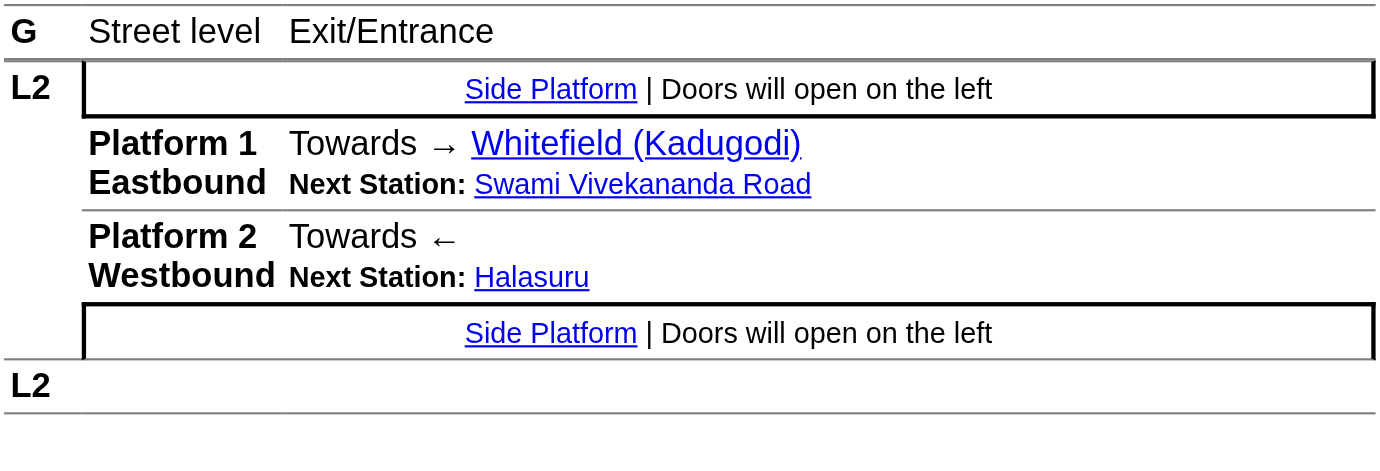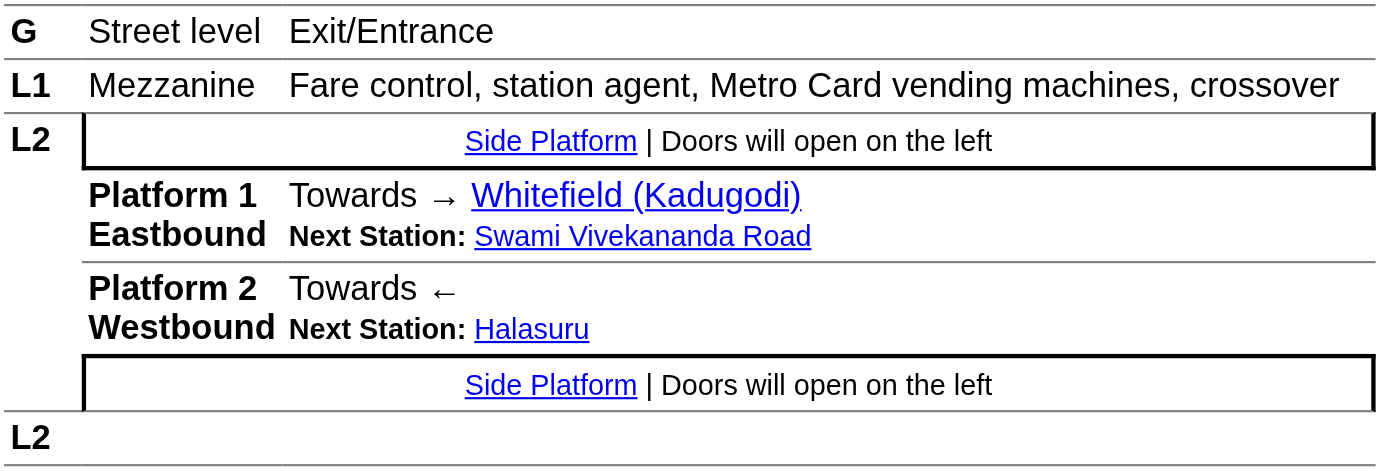+ row: (172, 85)
